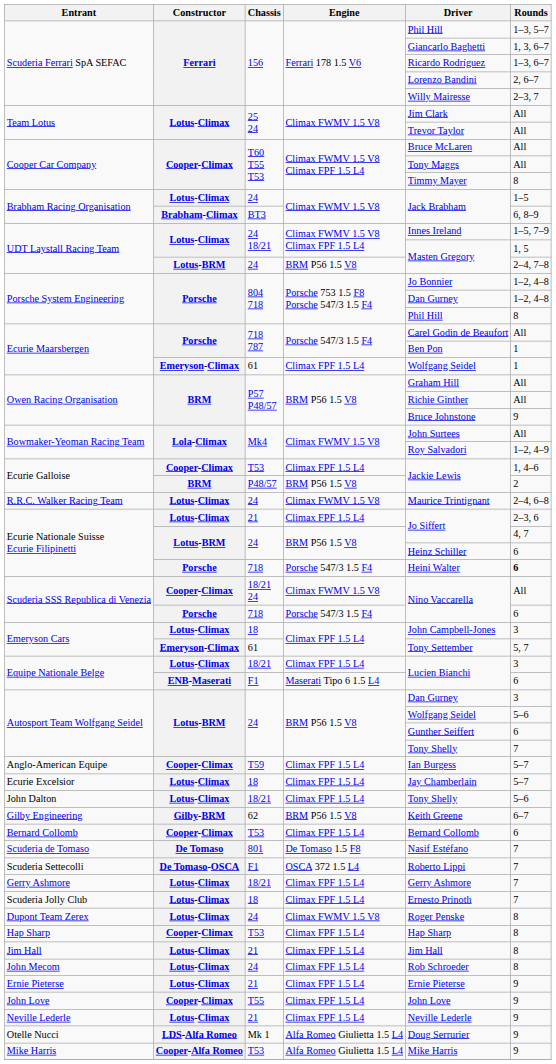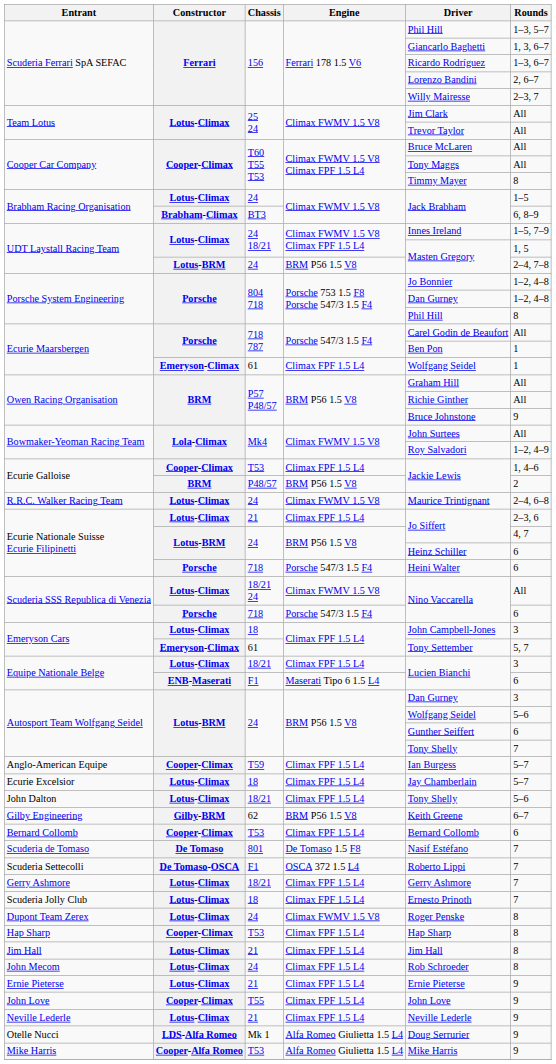(516, 567) bold -> (516, 567) normal
(199, 590) Cooper-Climax -> (199, 590) Lotus-Climax
